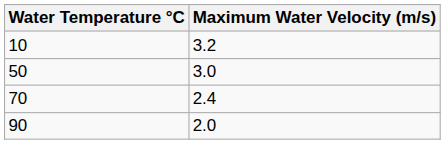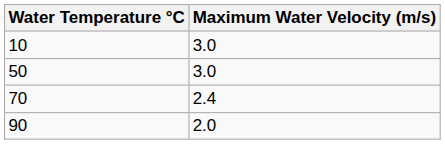(204, 44) 3.2 -> (204, 44) 3.0
